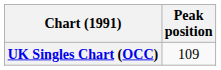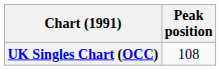(189, 53) 109 -> (189, 53) 108
